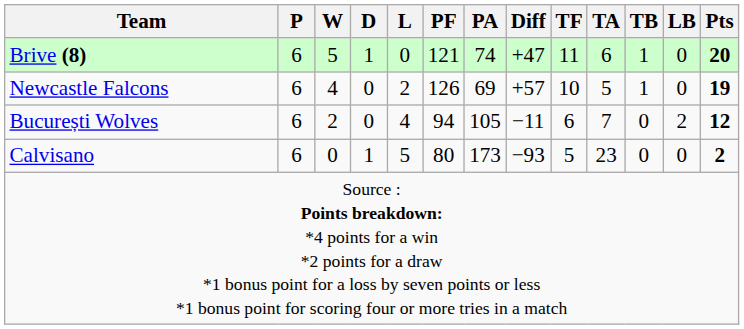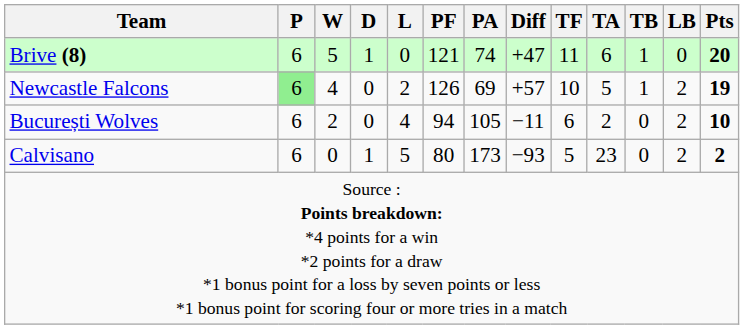(296, 88) no background -> (296, 88) lightgreen background
(682, 88) 0 -> (682, 88) 2
(606, 121) 7 -> (606, 121) 2
(720, 121) 12 -> (720, 121) 10
(682, 155) 0 -> (682, 155) 2
